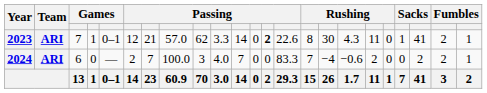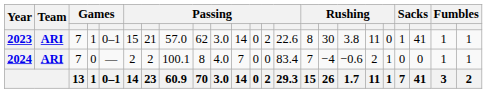(132, 39) 12 -> (132, 39) 15
(221, 39) 3.3 -> (221, 39) 3.0
(268, 39) bold -> (268, 39) normal
(352, 39) 4.3 -> (352, 39) 3.8
(443, 39) 2 -> (443, 39) 1
(78, 59) 6 -> (78, 59) 7
(150, 59) 7 -> (150, 59) 2
(176, 59) 100.0 -> (176, 59) 100.1
(202, 59) 3 -> (202, 59) 8
(287, 59) 83.3 -> (287, 59) 83.4
(389, 59) 0 -> (389, 59) 1
(420, 59) 2 -> (420, 59) 0
(443, 59) 2 -> (443, 59) 1
